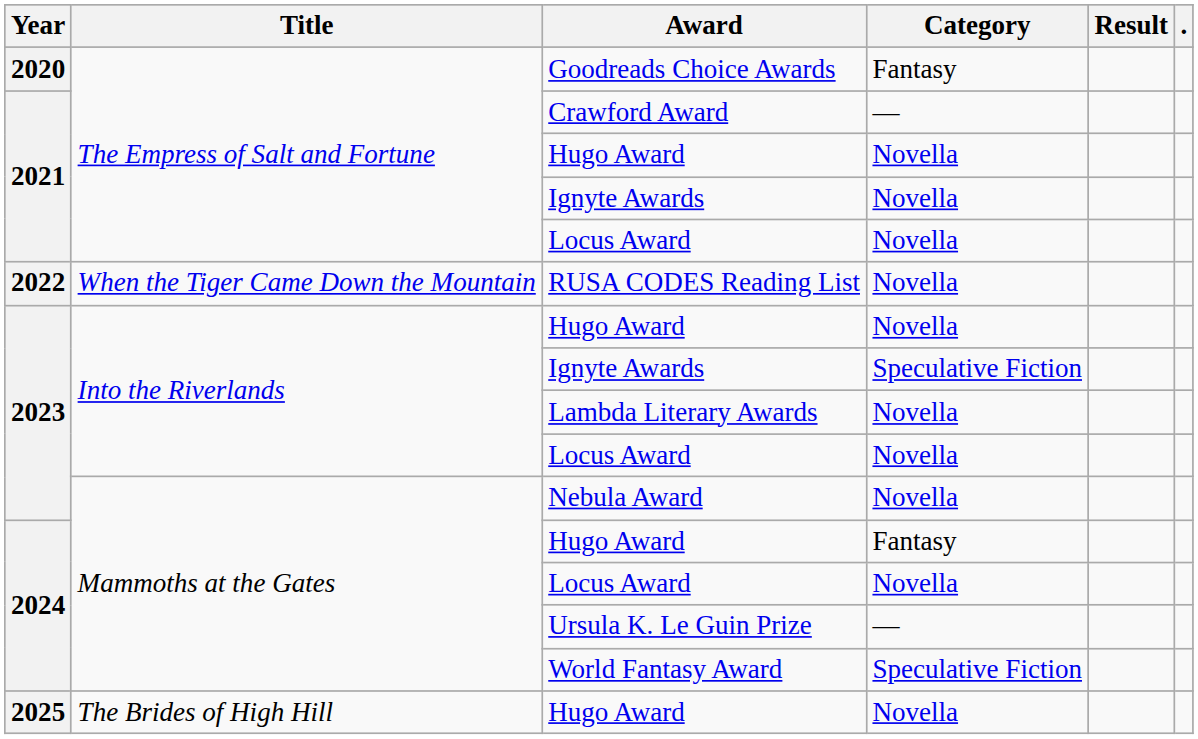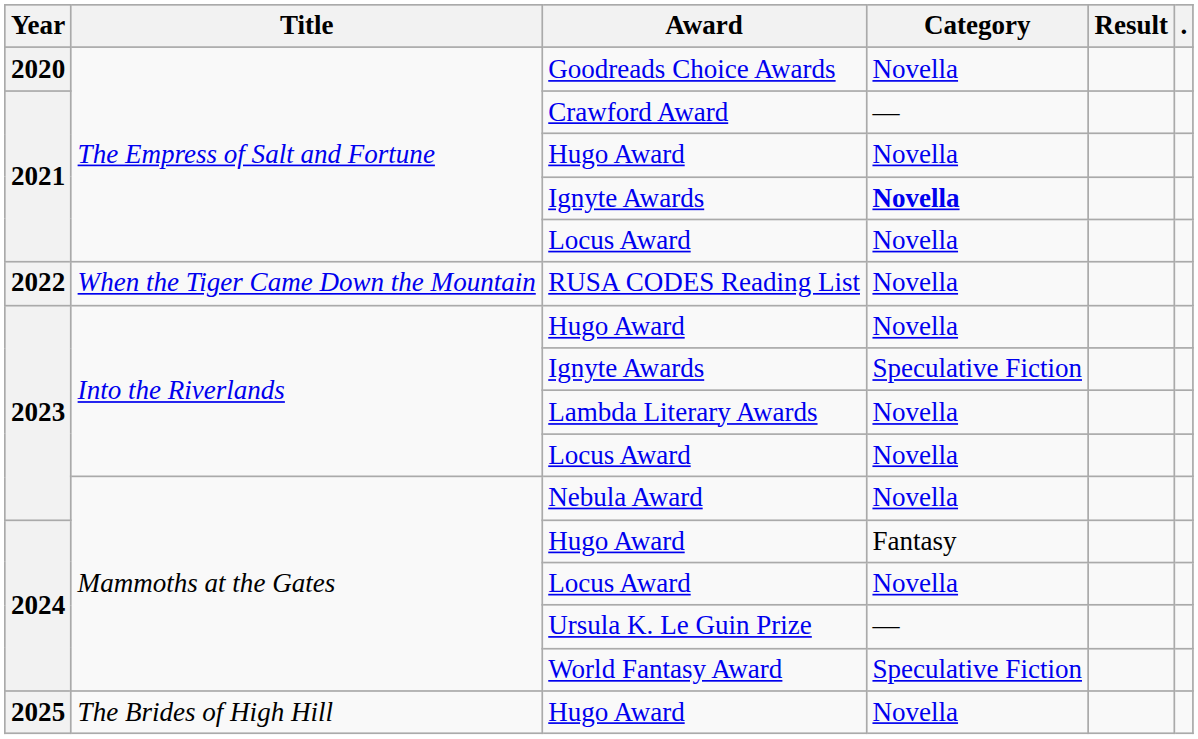(915, 68) Fantasy -> (915, 68) Novella
(915, 197) normal -> (916, 197) bold
